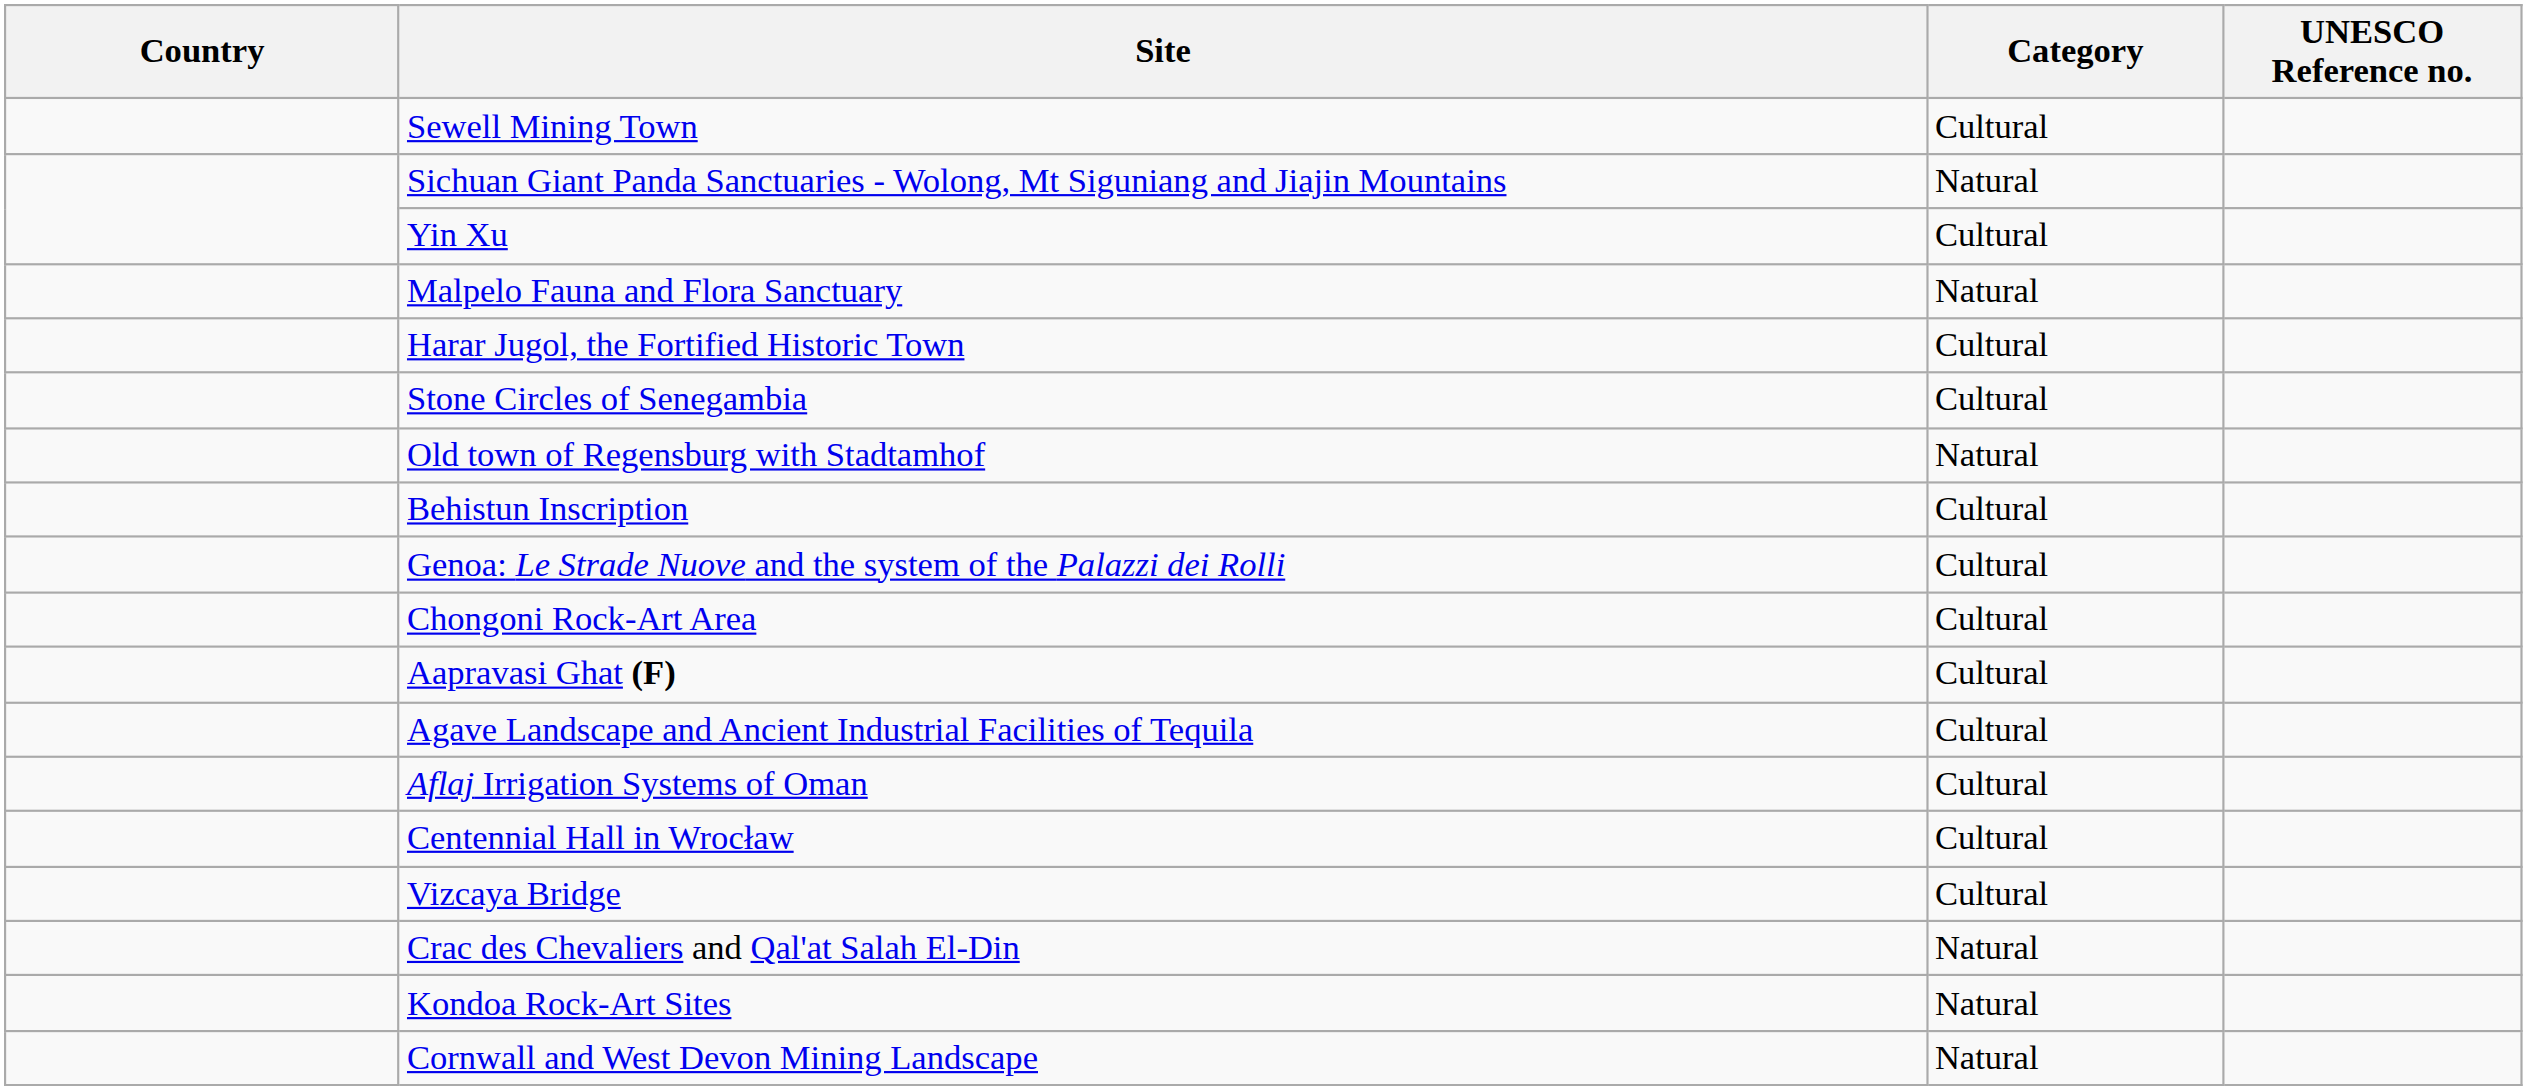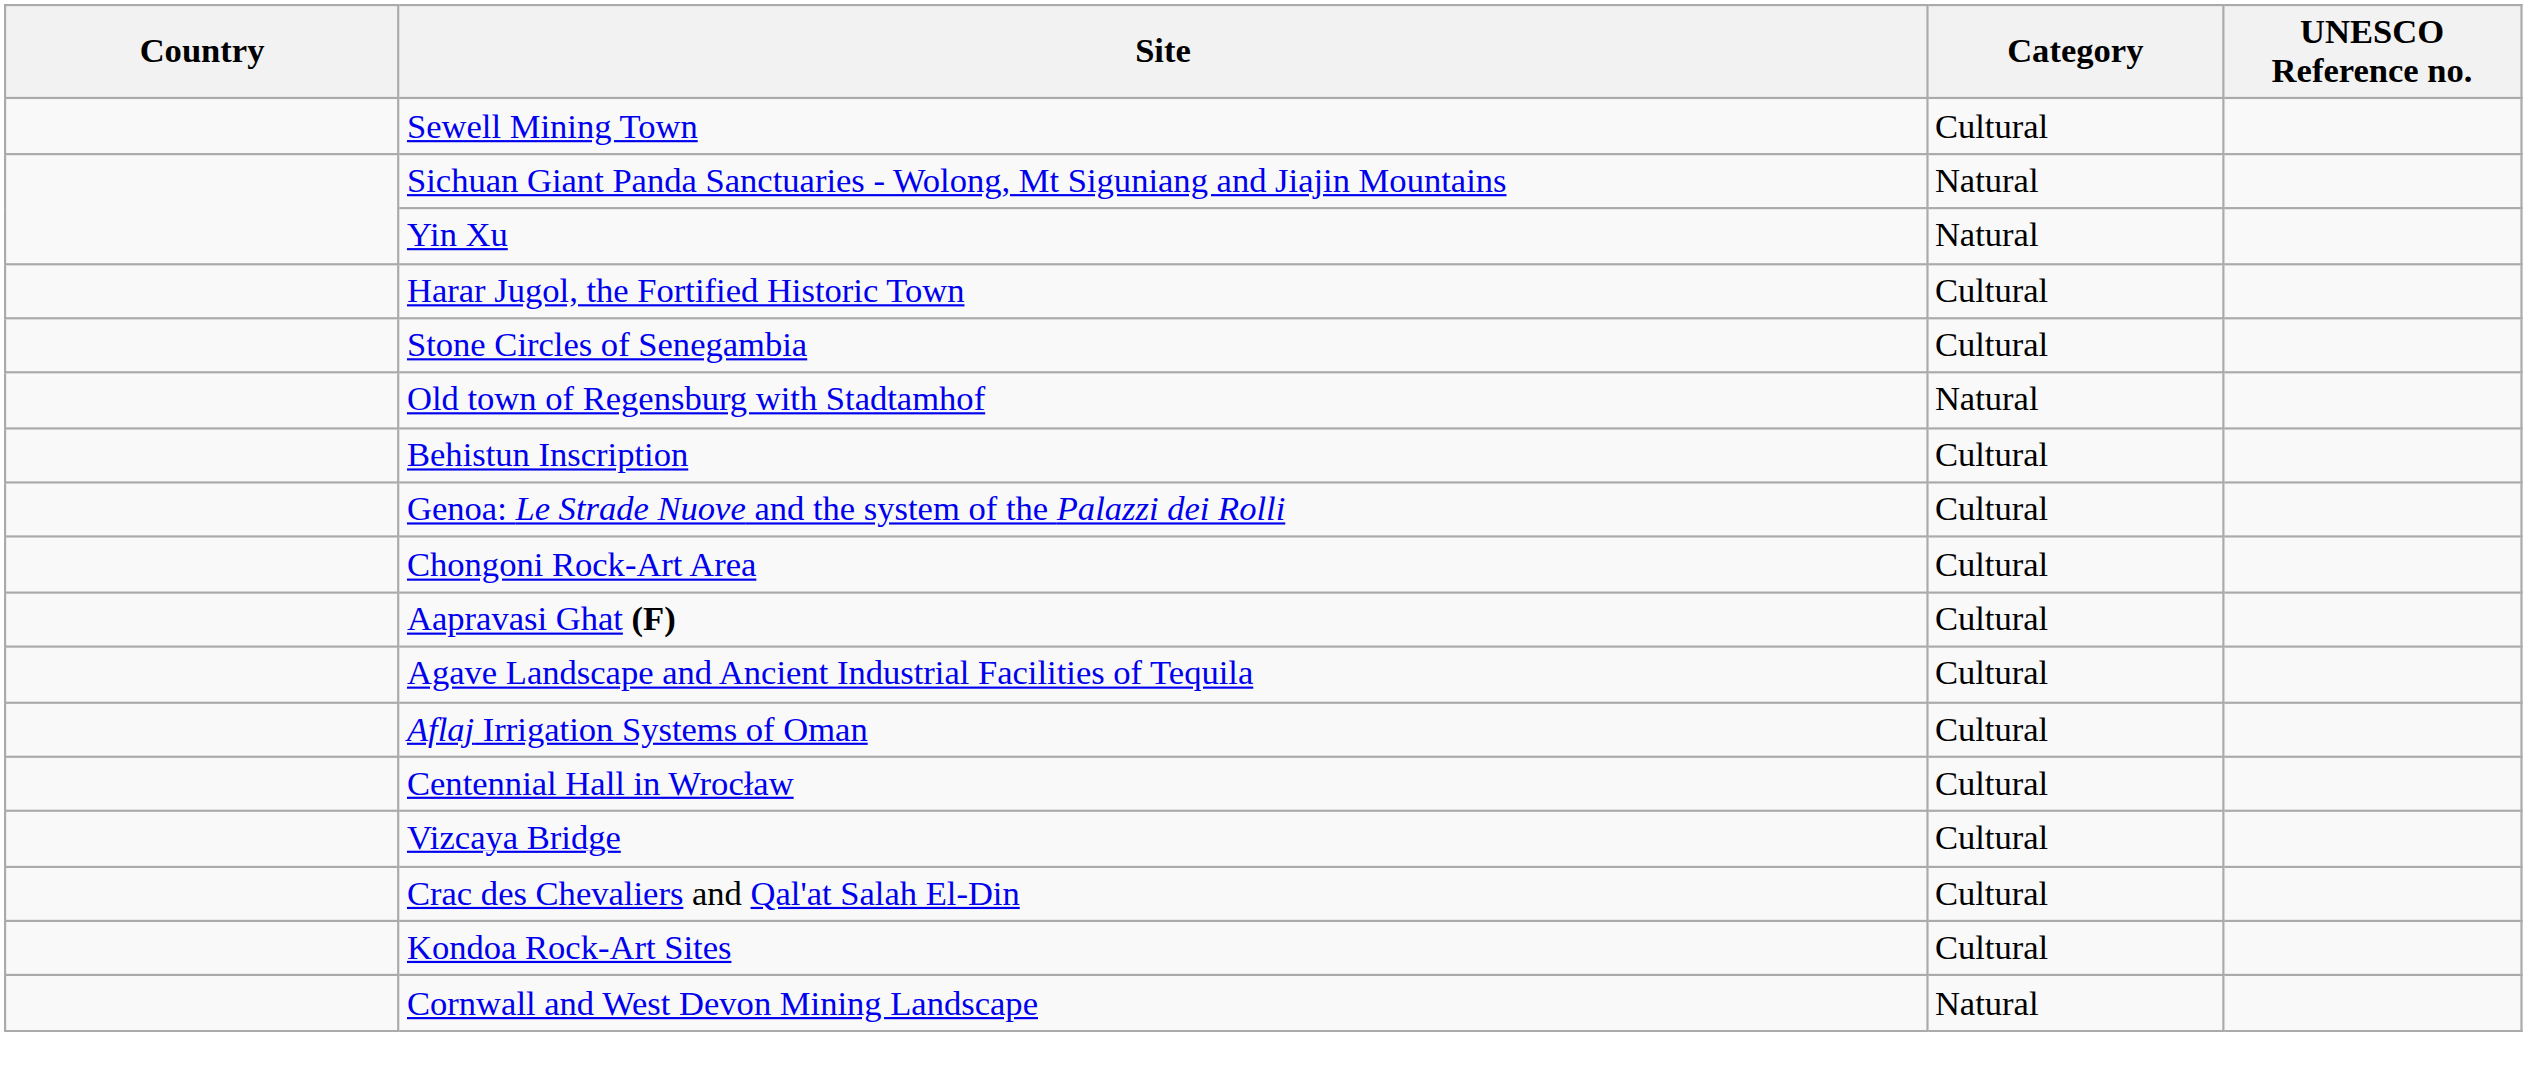(1992, 235) Cultural -> (1987, 235) Natural
- row: (655, 290)
(1987, 947) Natural -> (1992, 892) Cultural
(1987, 1002) Natural -> (1992, 947) Cultural
